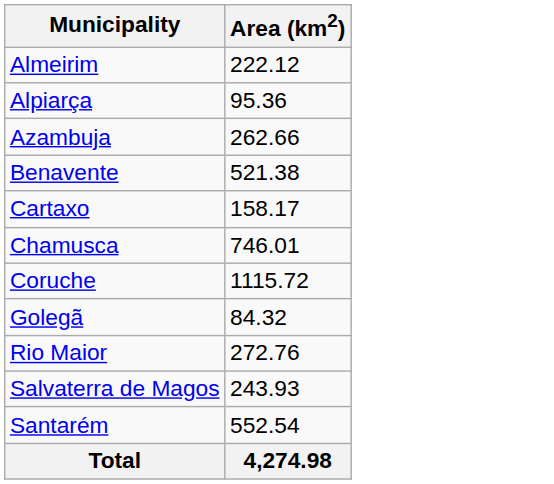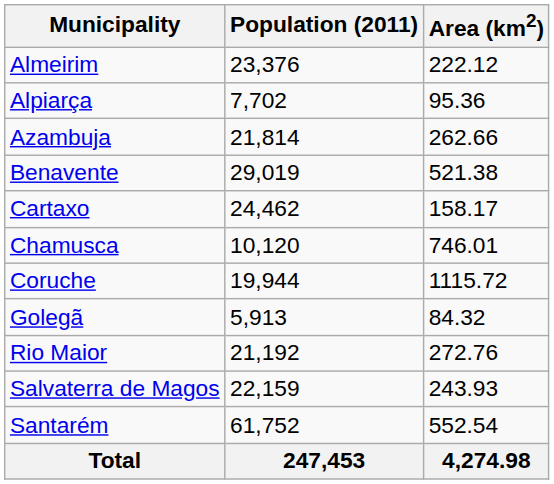+ column: (324, 25)
